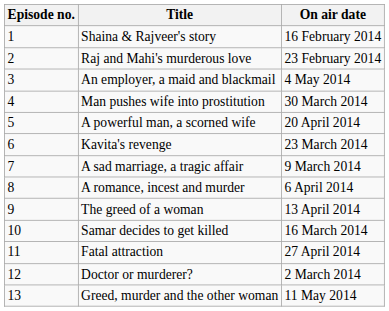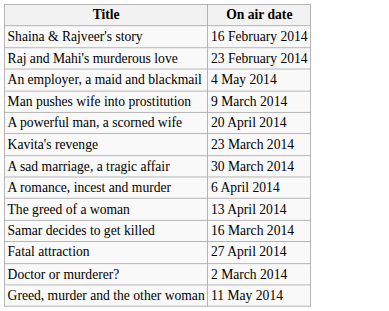- column: (41, 15)
(326, 101) 30 March 2014 -> (249, 101) 9 March 2014
(323, 166) 9 March 2014 -> (253, 166) 30 March 2014
